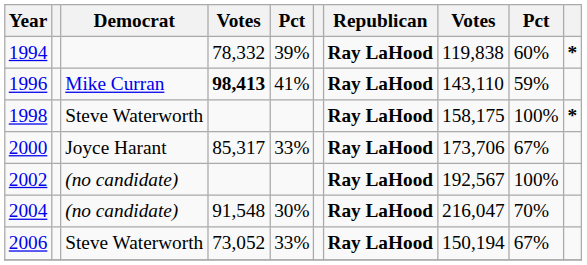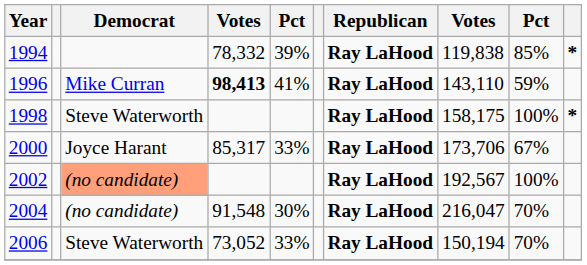(531, 52) 60% -> (531, 52) 85%
(122, 179) no background -> (122, 179) lightsalmon background
(531, 243) 67% -> (531, 243) 70%
